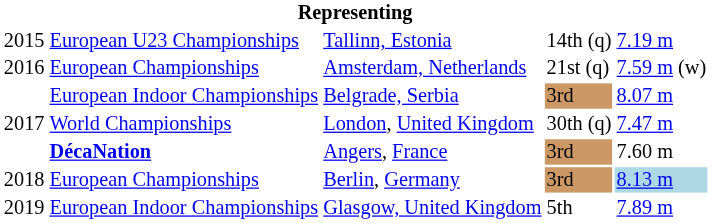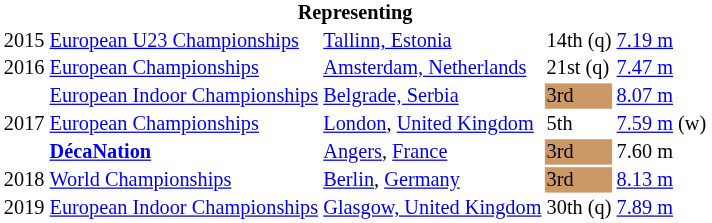(661, 67) 7.59 m (w) -> (645, 67) 7.47 m
(140, 123) World Championships -> (154, 123) European Championships
(579, 123) 30th (q) -> (560, 123) 5th
(645, 123) 7.47 m -> (661, 123) 7.59 m (w)
(154, 179) European Championships -> (140, 179) World Championships
(645, 179) lightblue background -> (645, 179) no background
(560, 207) 5th -> (579, 207) 30th (q)
